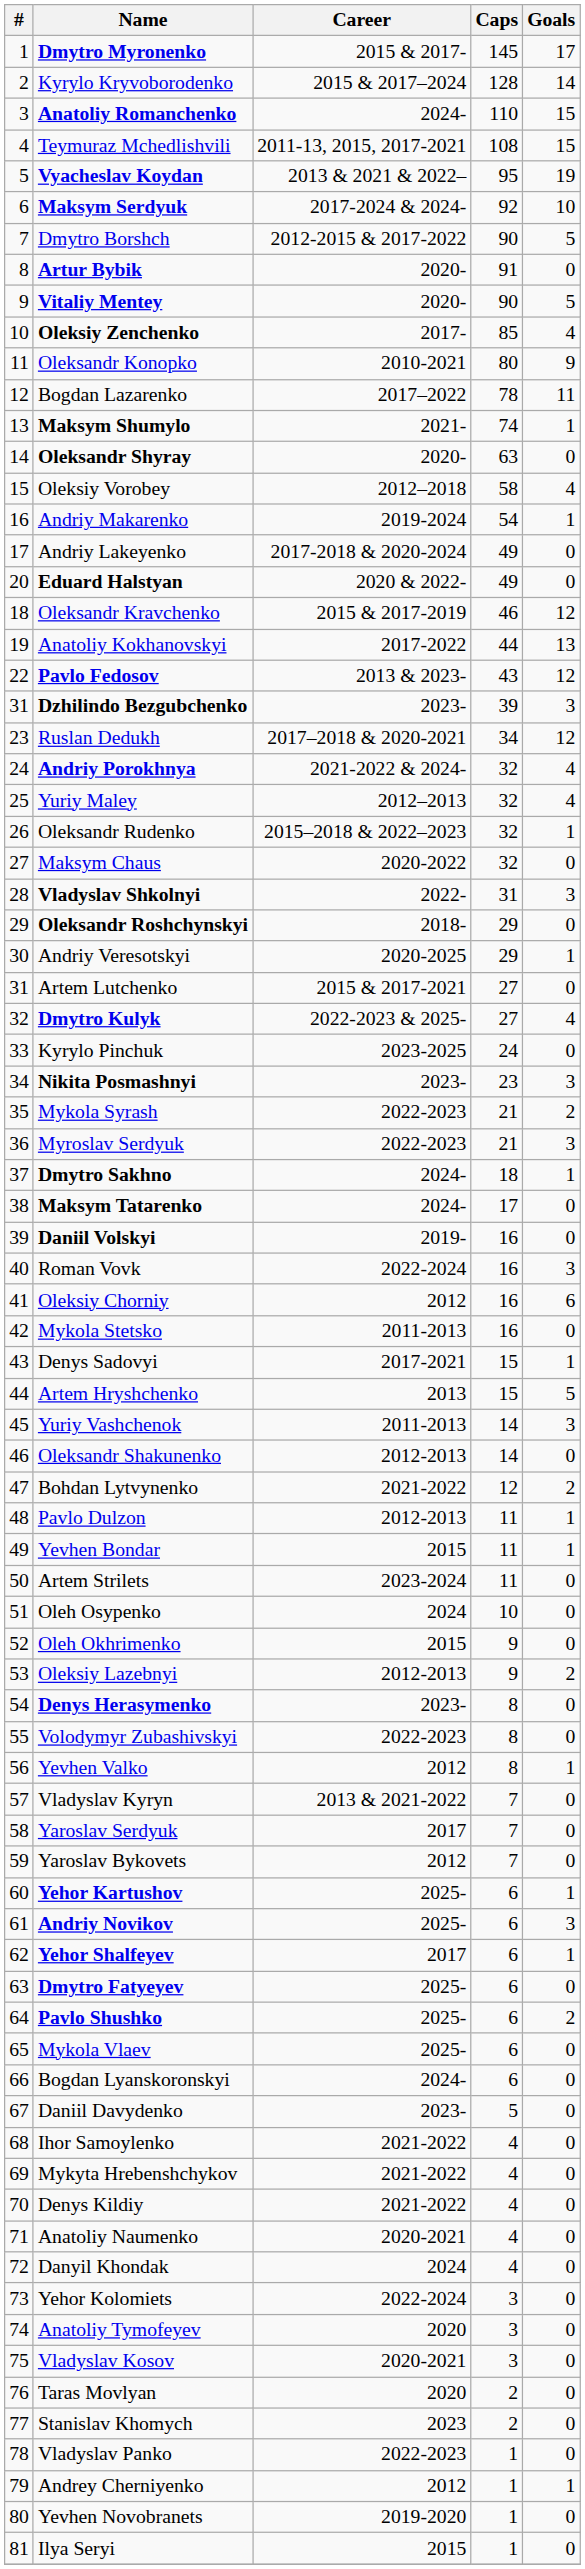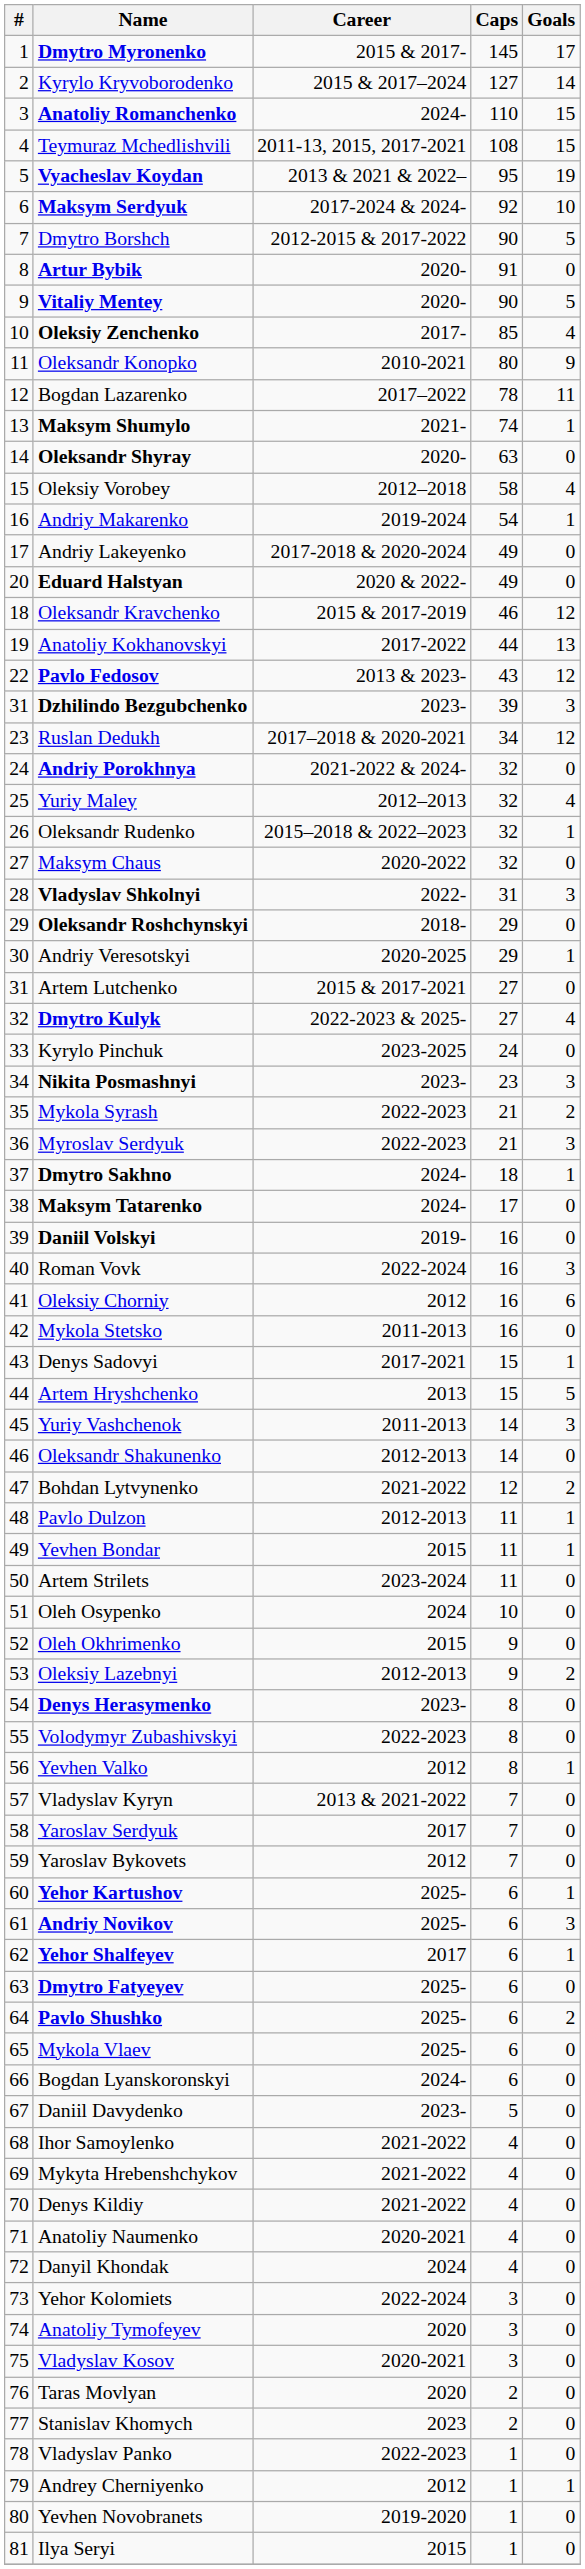(503, 82) 128 -> (503, 82) 127
(570, 769) 4 -> (570, 769) 0
